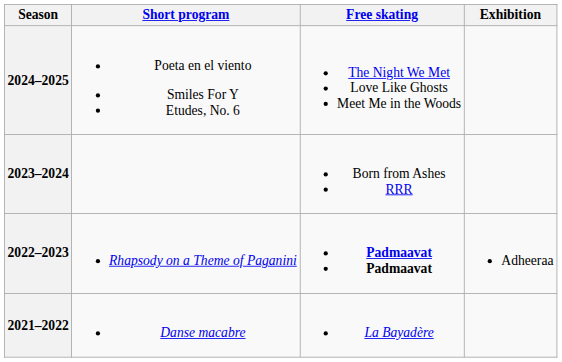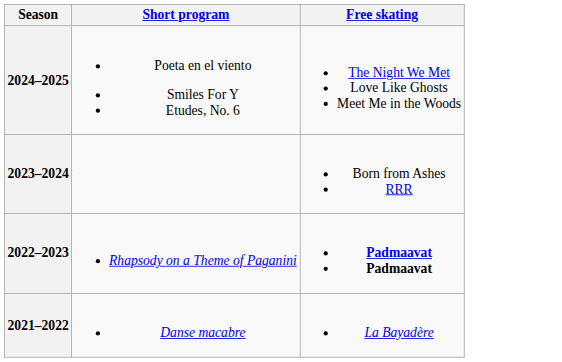- column: (510, 15)
